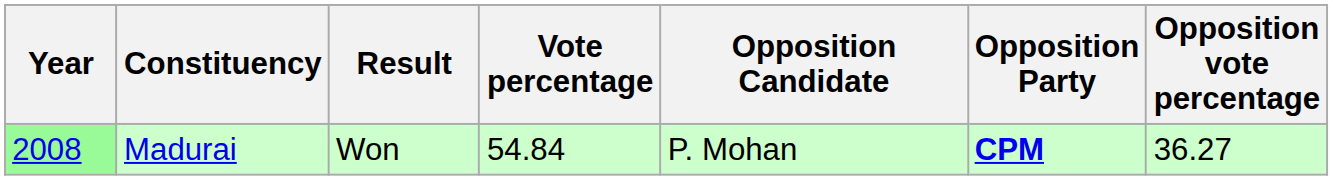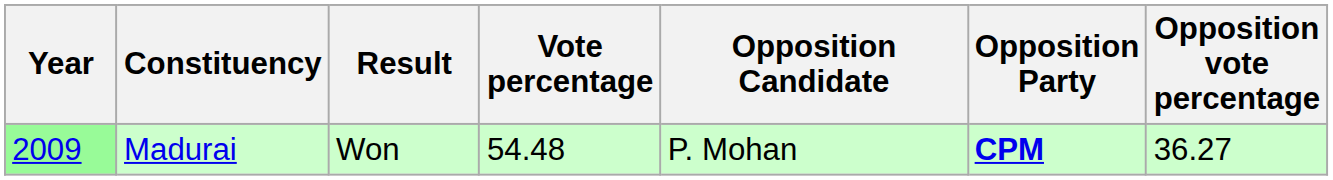(47, 148) 2008 -> (47, 148) 2009
(526, 148) 54.84 -> (526, 148) 54.48
